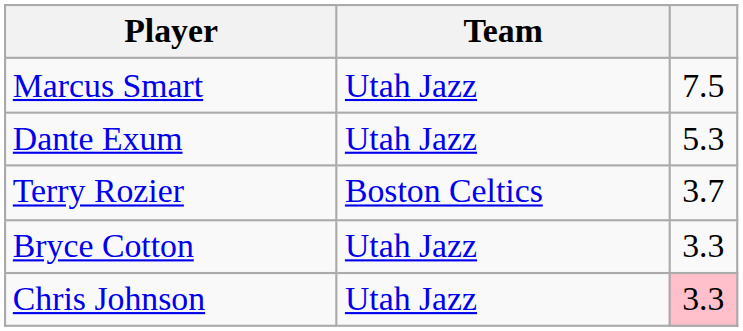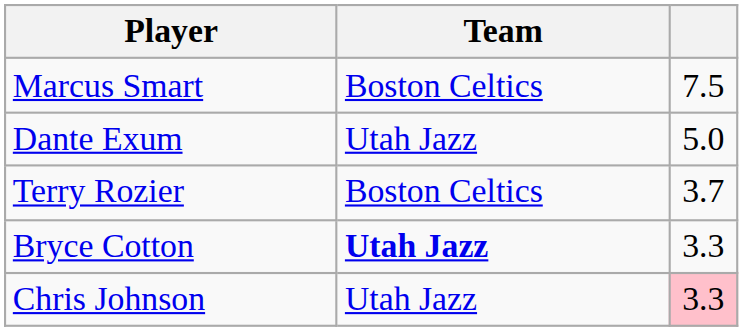(411, 84) Utah Jazz -> (444, 84) Boston Celtics
(703, 138) 5.3 -> (703, 138) 5.0
(411, 245) normal -> (417, 245) bold
